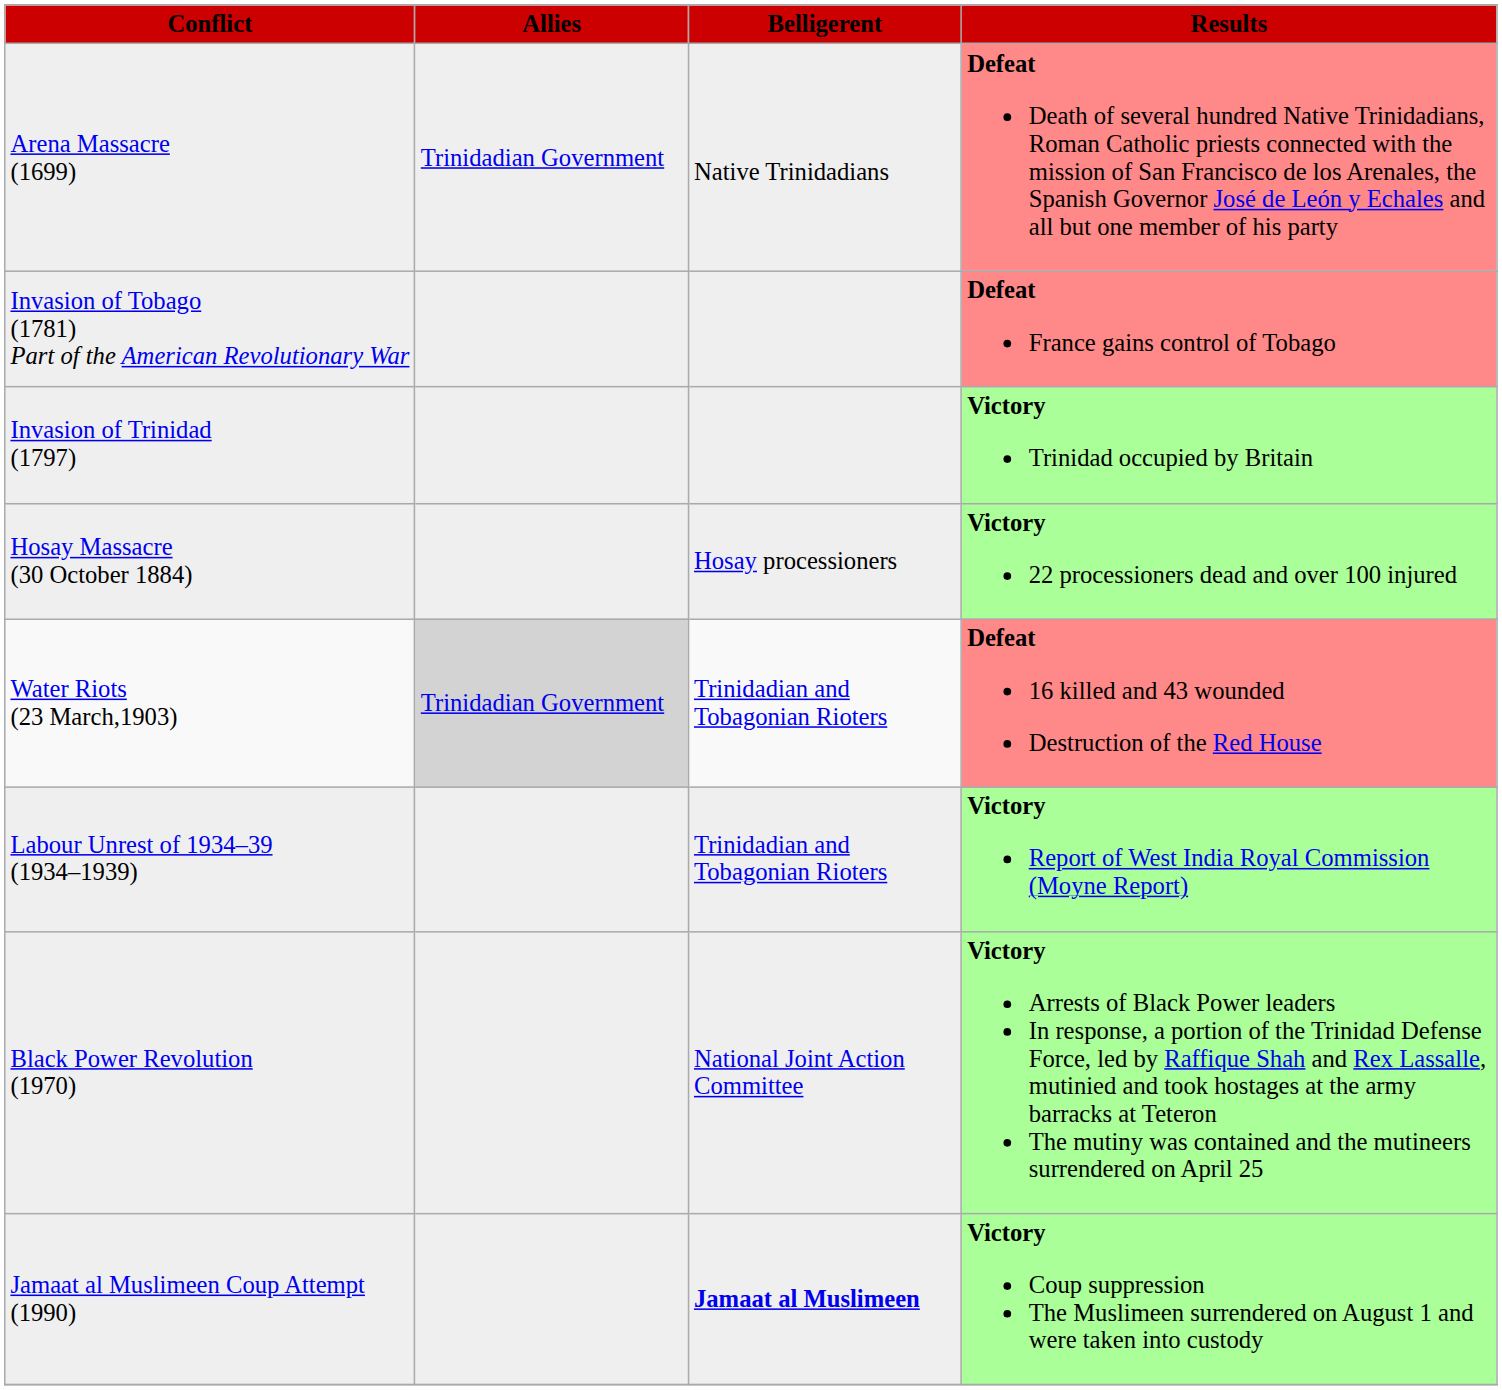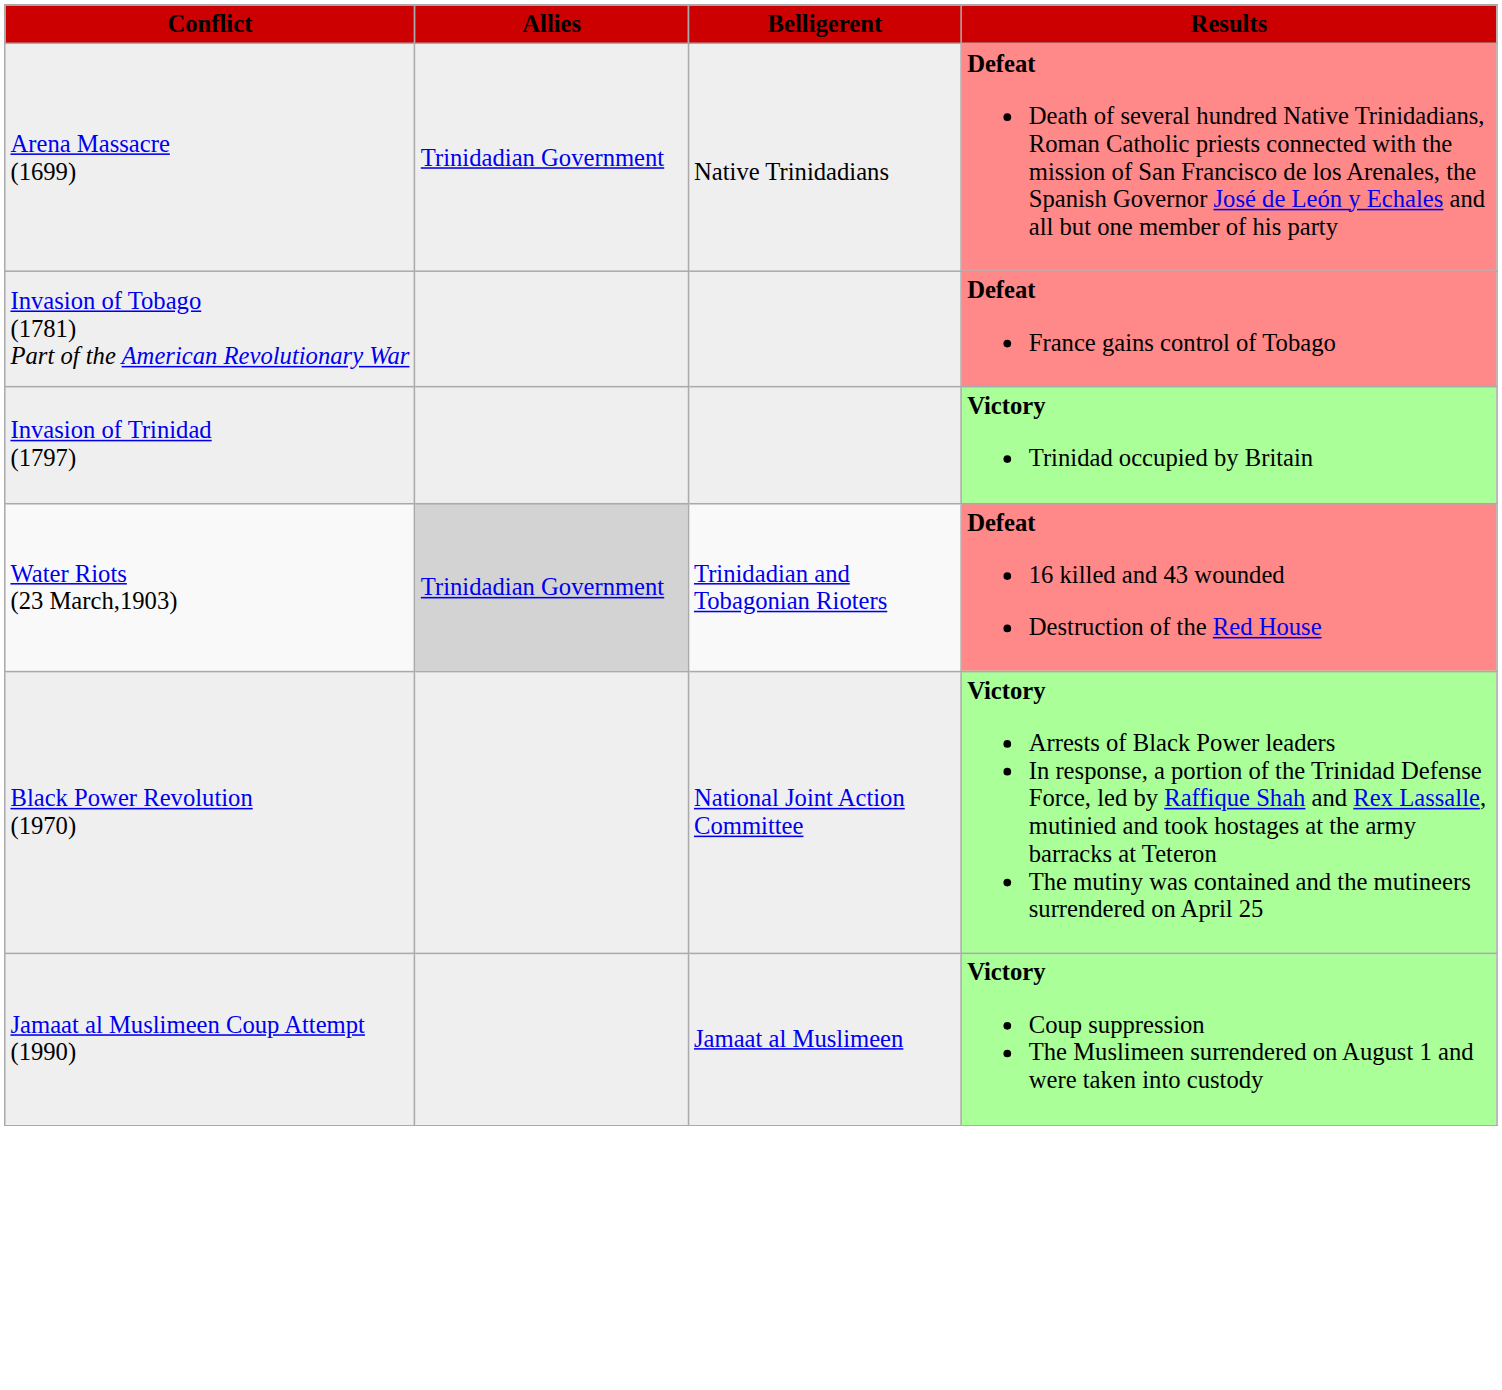- row: (101, 560)
- row: (141, 859)
(807, 1299) bold -> (799, 1039) normal
